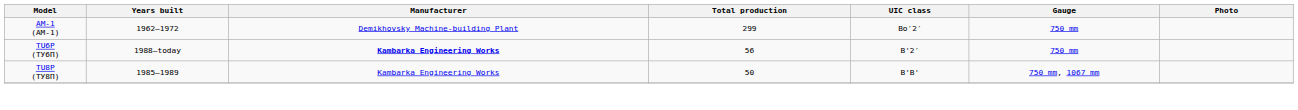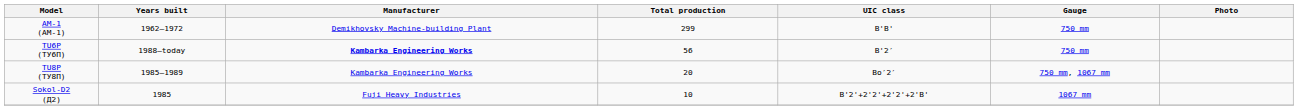(910, 28) Bo′2′ -> (884, 28) B'B'
(749, 72) 50 -> (688, 72) 20
(910, 72) B'B' -> (884, 72) Bo′2′
+ row: (51, 94)
